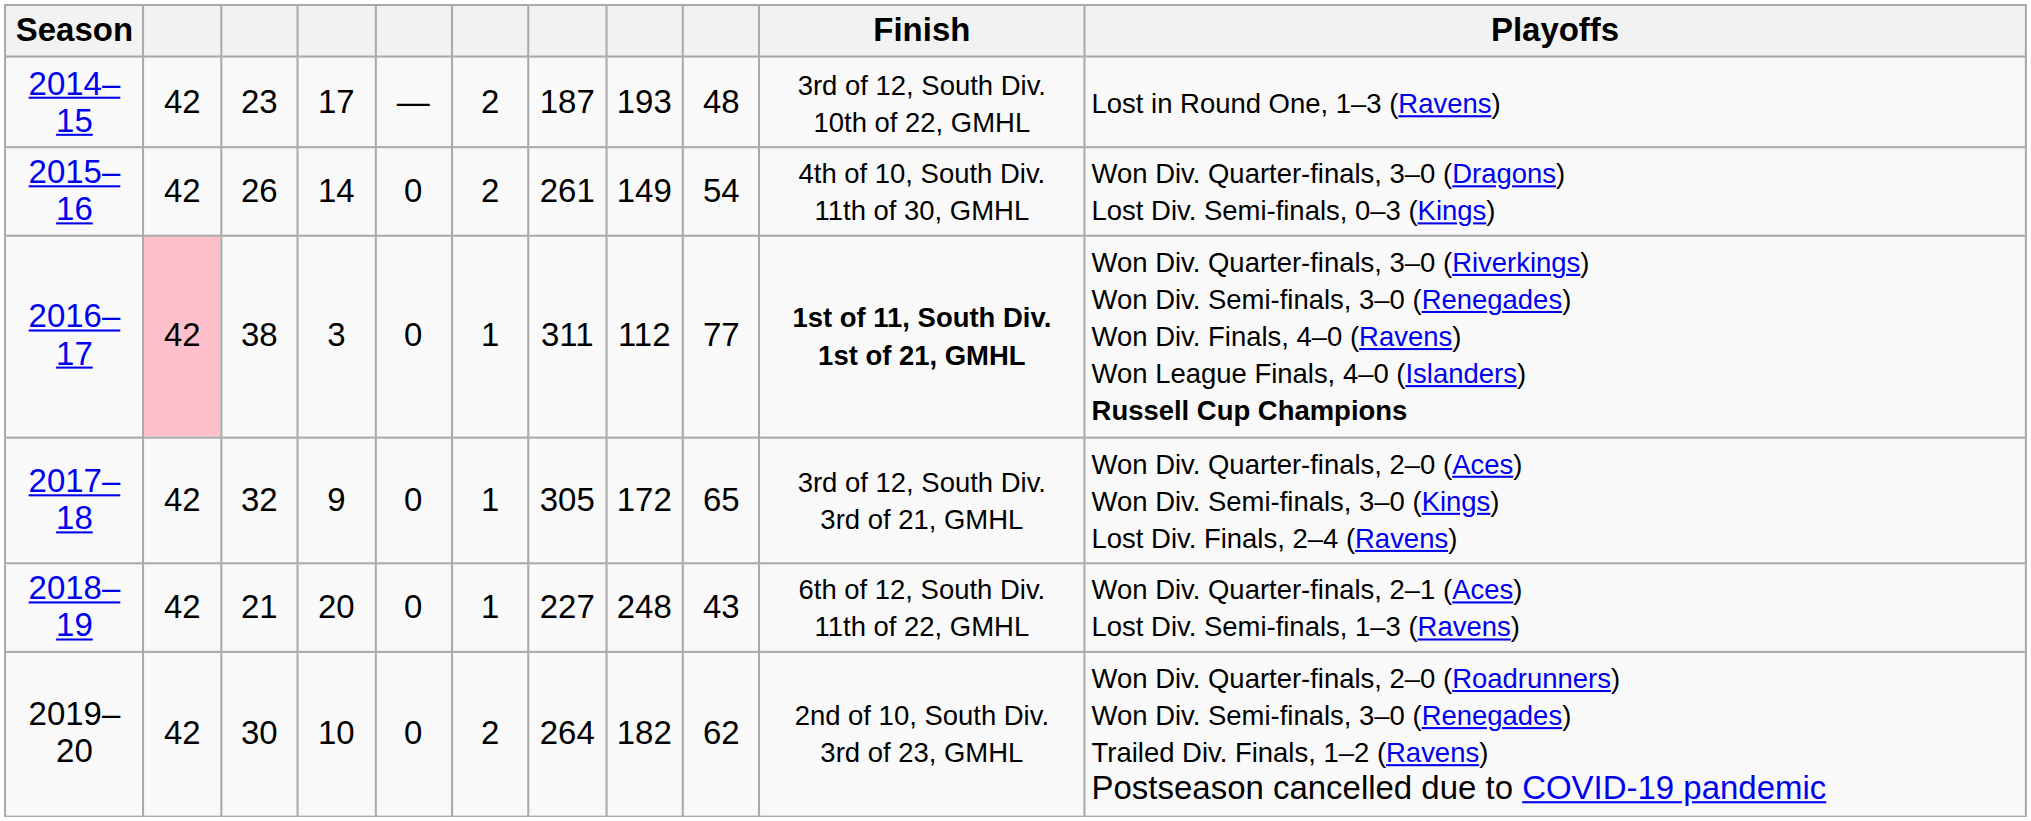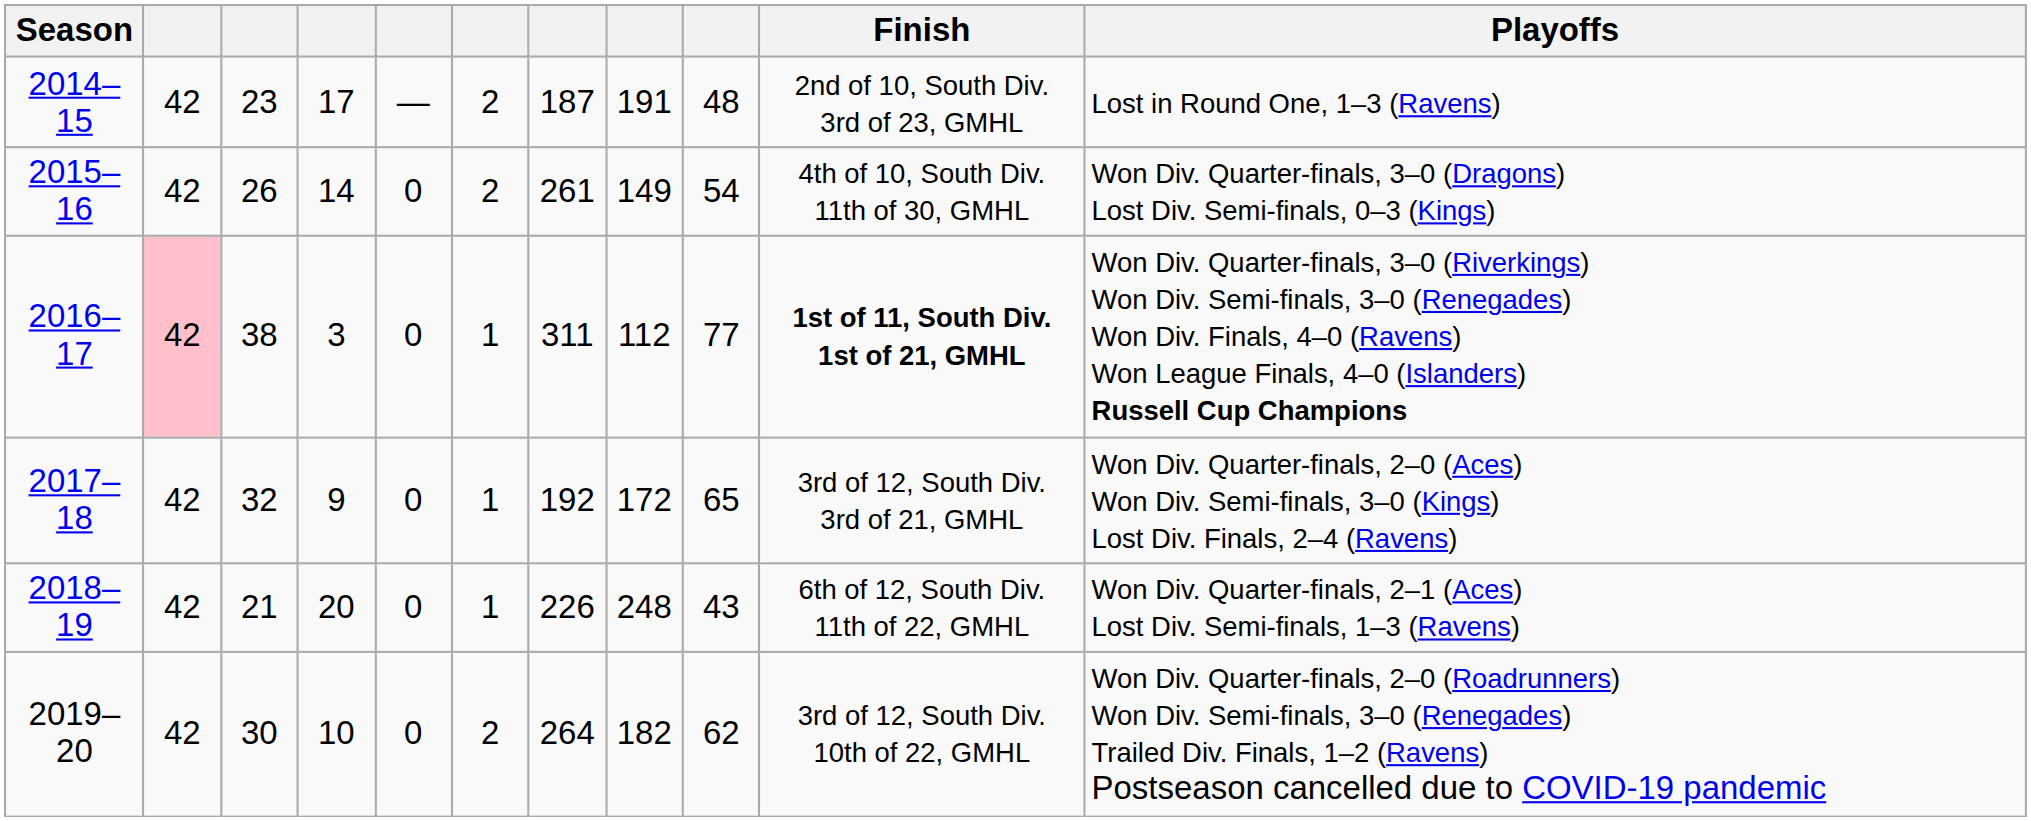(644, 101) 193 -> (644, 101) 191
(922, 103) 3rd of 12, South Div. 10th of 22, GMHL -> (922, 103) 2nd of 10, South Div. 3rd of 23, GMHL
(567, 499) 305 -> (567, 499) 192
(567, 607) 227 -> (567, 607) 226
(922, 735) 2nd of 10, South Div. 3rd of 23, GMHL -> (922, 735) 3rd of 12, South Div. 10th of 22, GMHL
